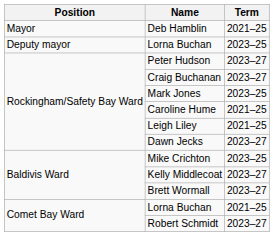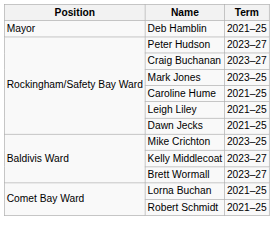- row: (39, 45)
(247, 142) 2023–27 -> (247, 126) 2021–25
(247, 223) 2023–27 -> (247, 207) 2021–25
